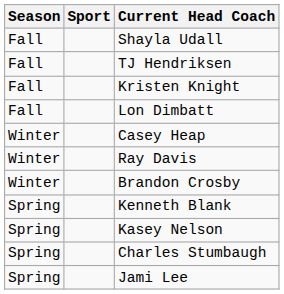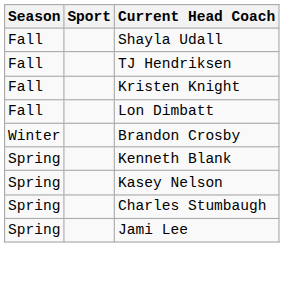- row: (162, 135)
- row: (157, 159)
